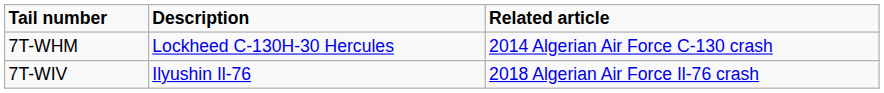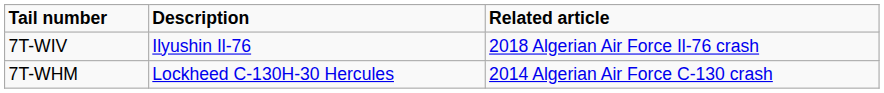rows swapped: (43, 46) <-> (38, 74)
